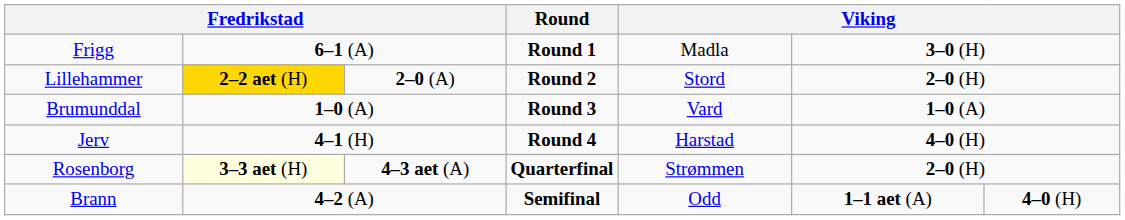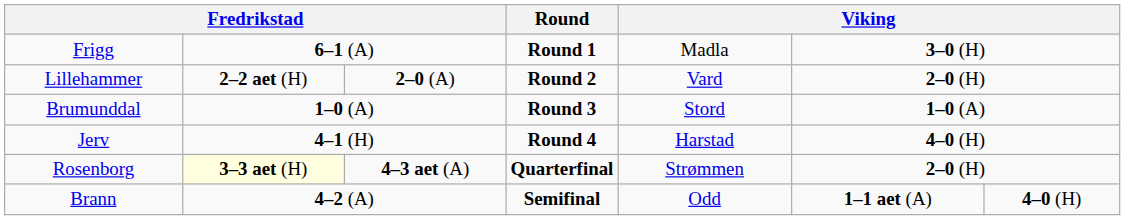(263, 79) gold background -> (263, 79) no background
(705, 79) Stord -> (705, 79) Vard
(705, 109) Vard -> (705, 109) Stord
